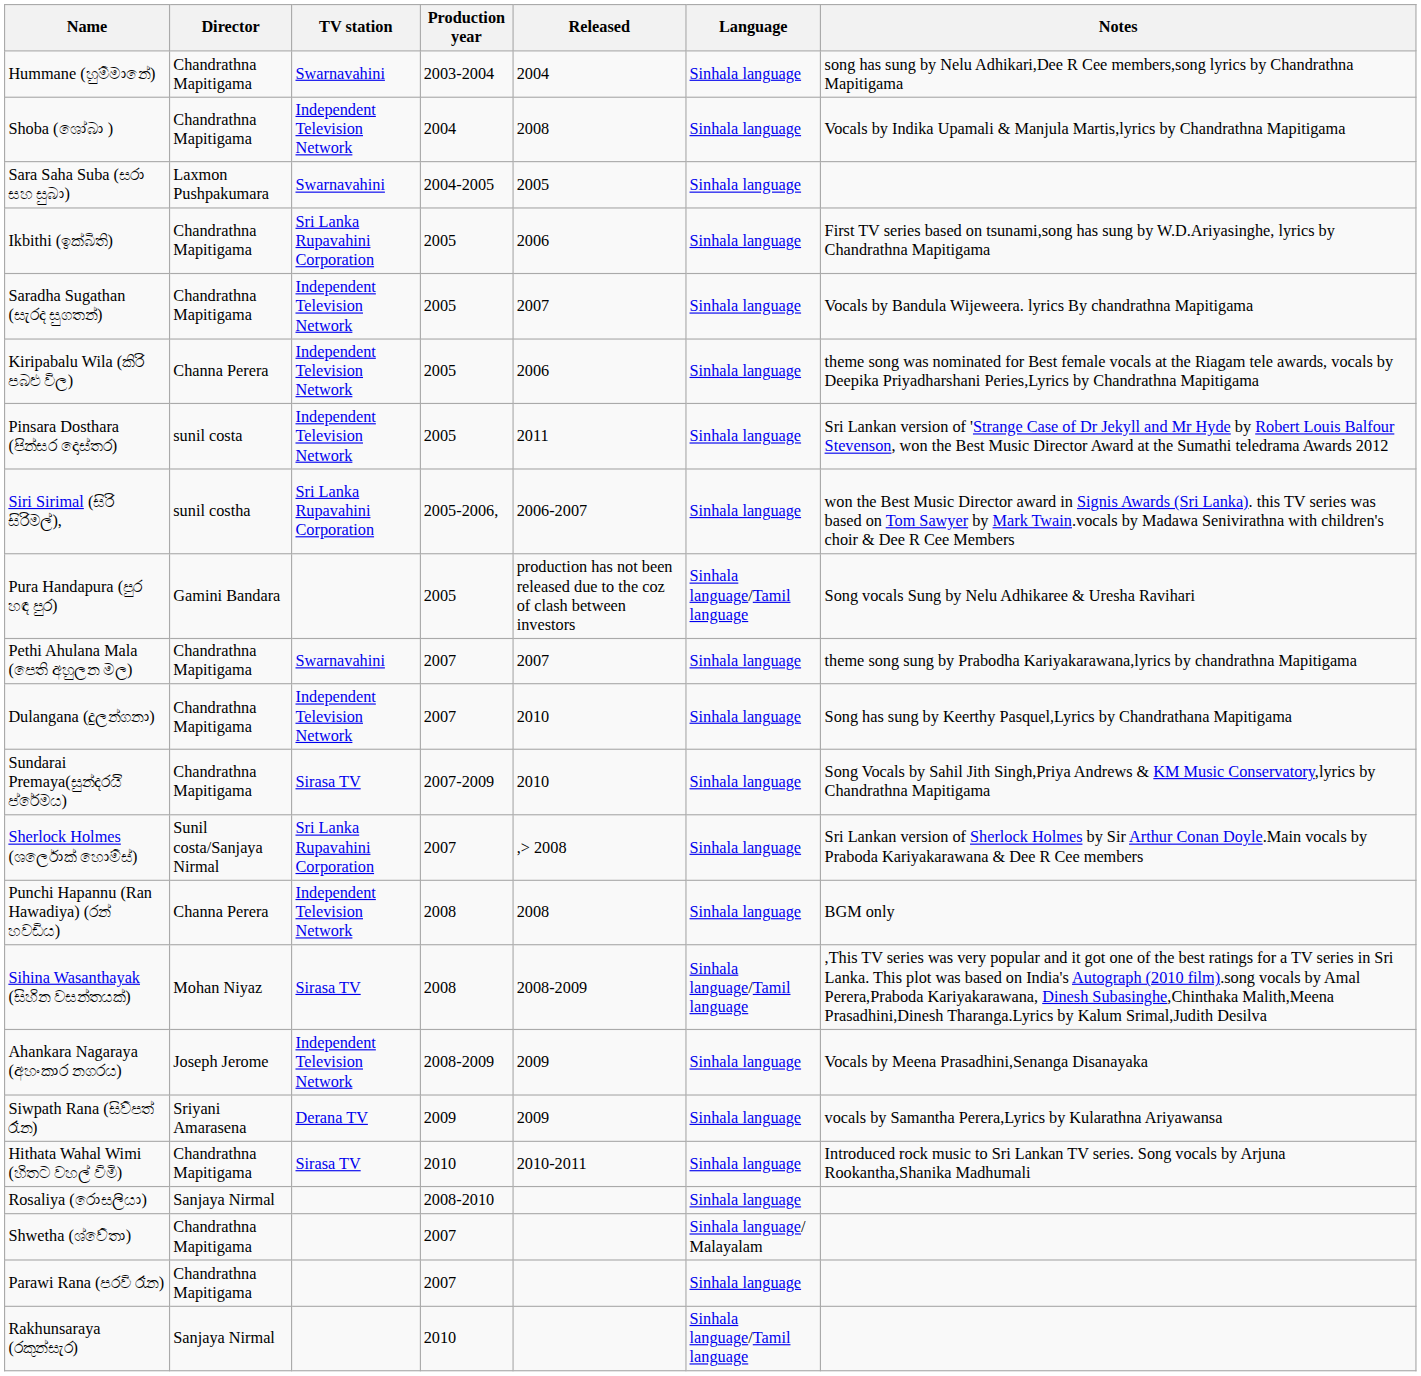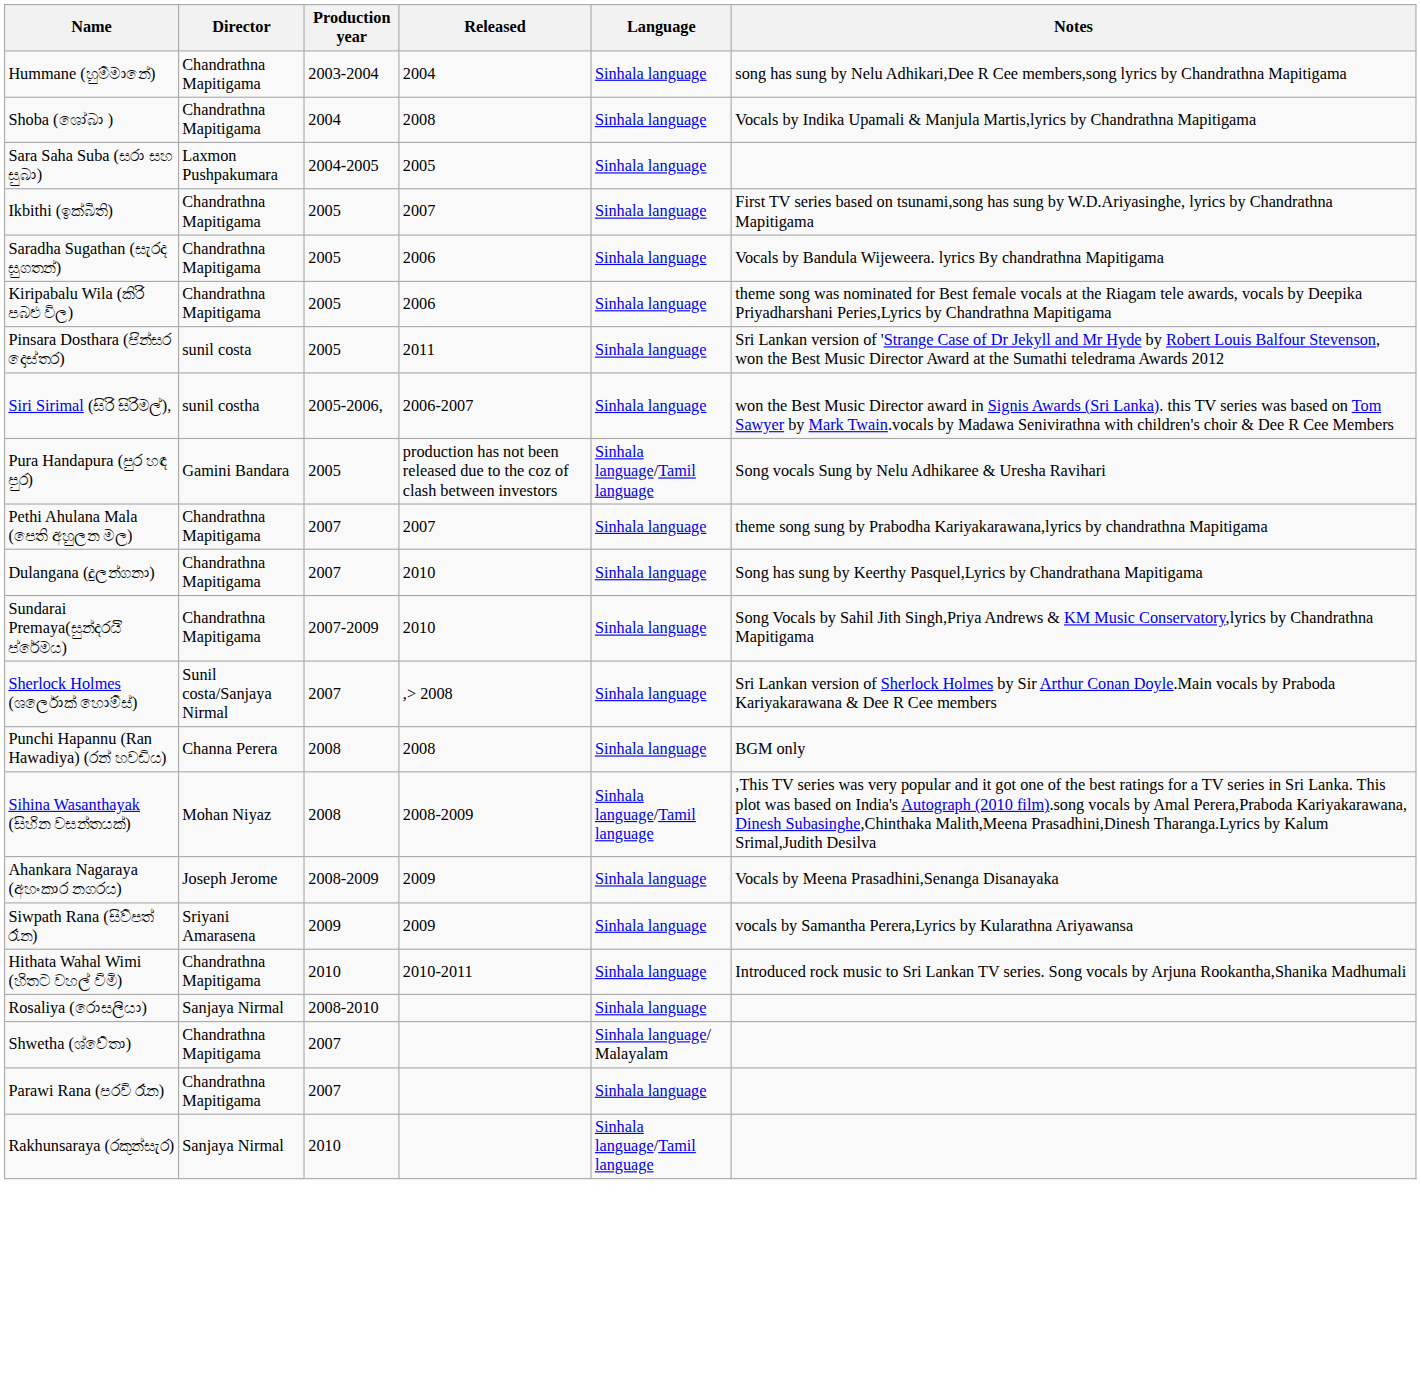- column: (356, 27)
(533, 240) 2006 -> (419, 212) 2007
(533, 306) 2007 -> (419, 258) 2006
(221, 371) Channa Perera -> (224, 304) Chandrathna Mapitigama
